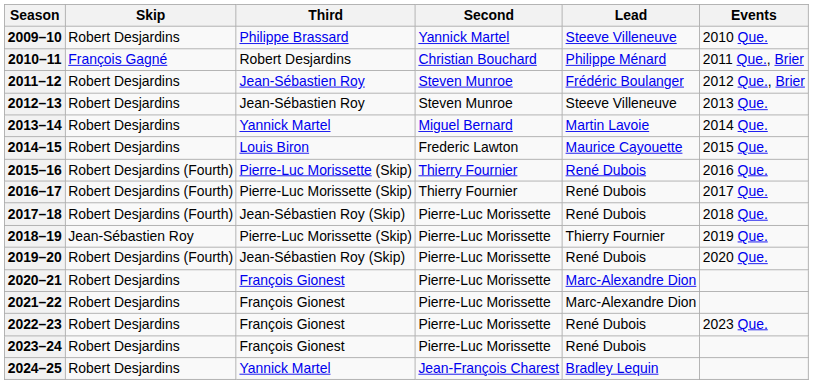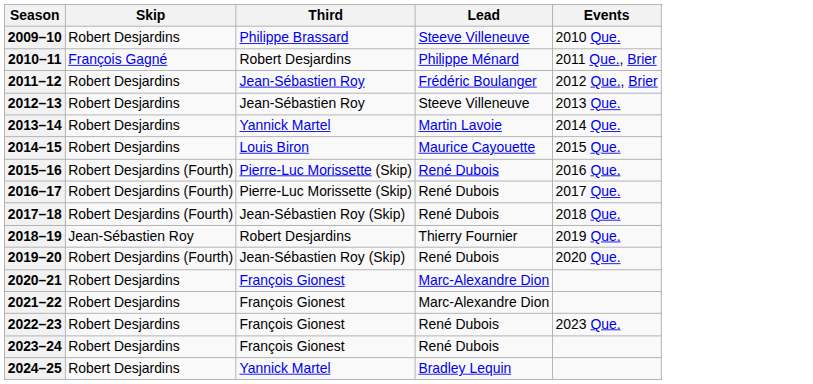- column: (489, 15)
(326, 236) Pierre-Luc Morissette (Skip) -> (295, 236) Robert Desjardins
